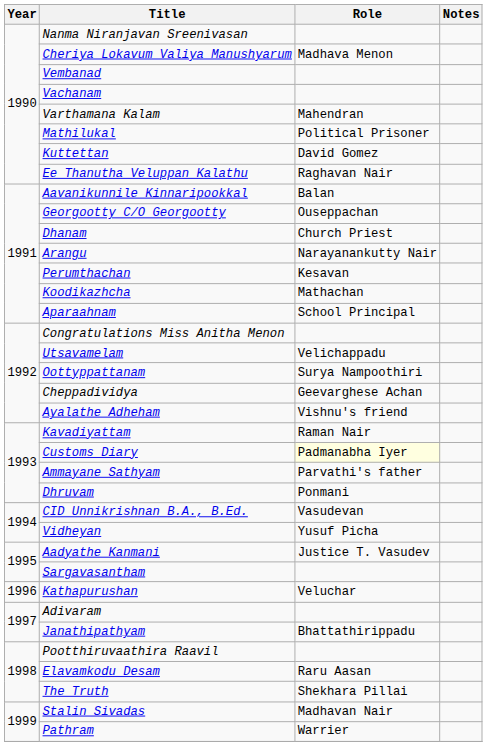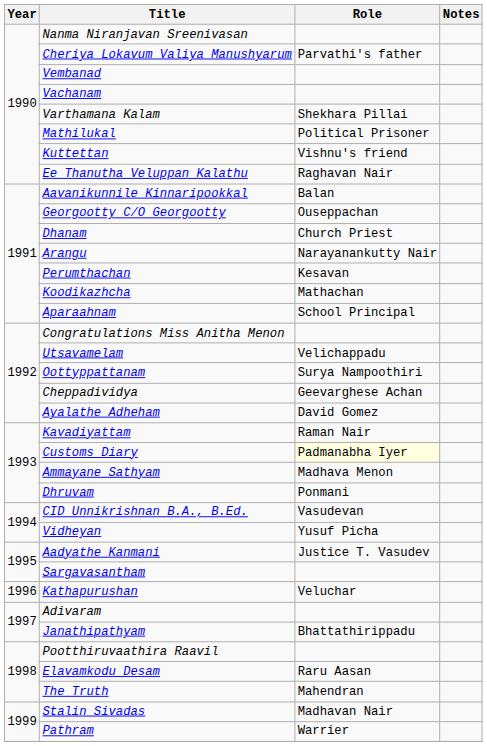(345, 54) Madhava Menon -> (360, 54) Parvathi's father
(331, 114) Mahendran -> (353, 114) Shekhara Pillai
(338, 154) David Gomez -> (353, 154) Vishnu's friend
(353, 413) Vishnu's friend -> (338, 413) David Gomez
(360, 473) Parvathi's father -> (345, 473) Madhava Menon
(353, 692) Shekhara Pillai -> (331, 692) Mahendran
